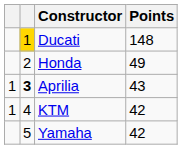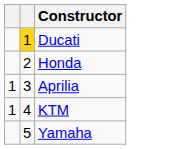- column: (152, 16)
(27, 86) bold -> (27, 86) normal
